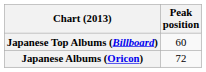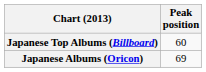(181, 59) 72 -> (181, 59) 69
